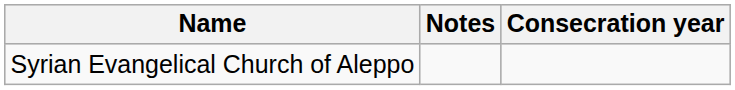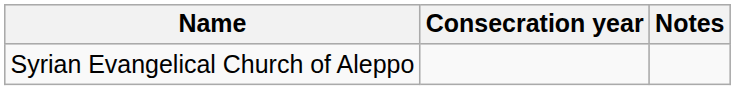columns swapped: (616, 24) <-> (460, 24)
